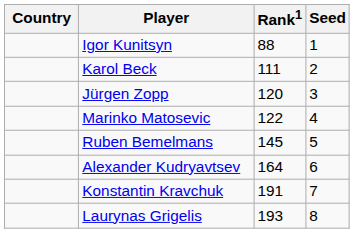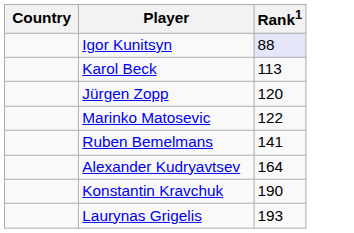- column: (328, 18)
(266, 45) no background -> (266, 45) lavender background
(269, 69) 111 -> (270, 69) 113
(270, 142) 145 -> (270, 142) 141
(270, 191) 191 -> (270, 191) 190
